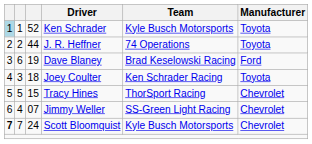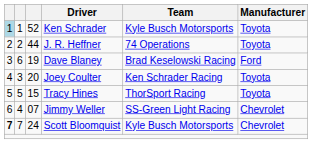(33, 77) 18 -> (33, 77) 20
(262, 93) Chevrolet -> (255, 93) Toyota
